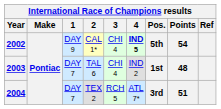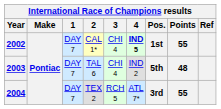(73, 44) DAY 9 -> (73, 44) DAY 7
(157, 44) 5th -> (157, 44) 1st
(183, 44) 54 -> (183, 44) 55
(157, 68) 1st -> (157, 68) 5th
(183, 92) 51 -> (183, 92) 55
